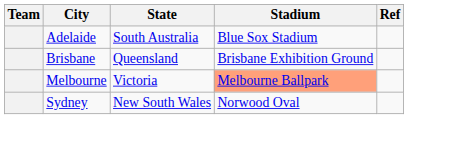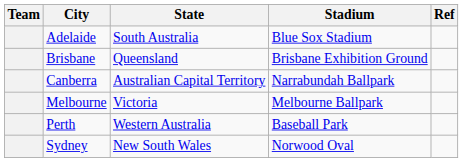+ row: (72, 80)
(273, 80) lightsalmon background -> (327, 102) no background
+ row: (61, 124)
